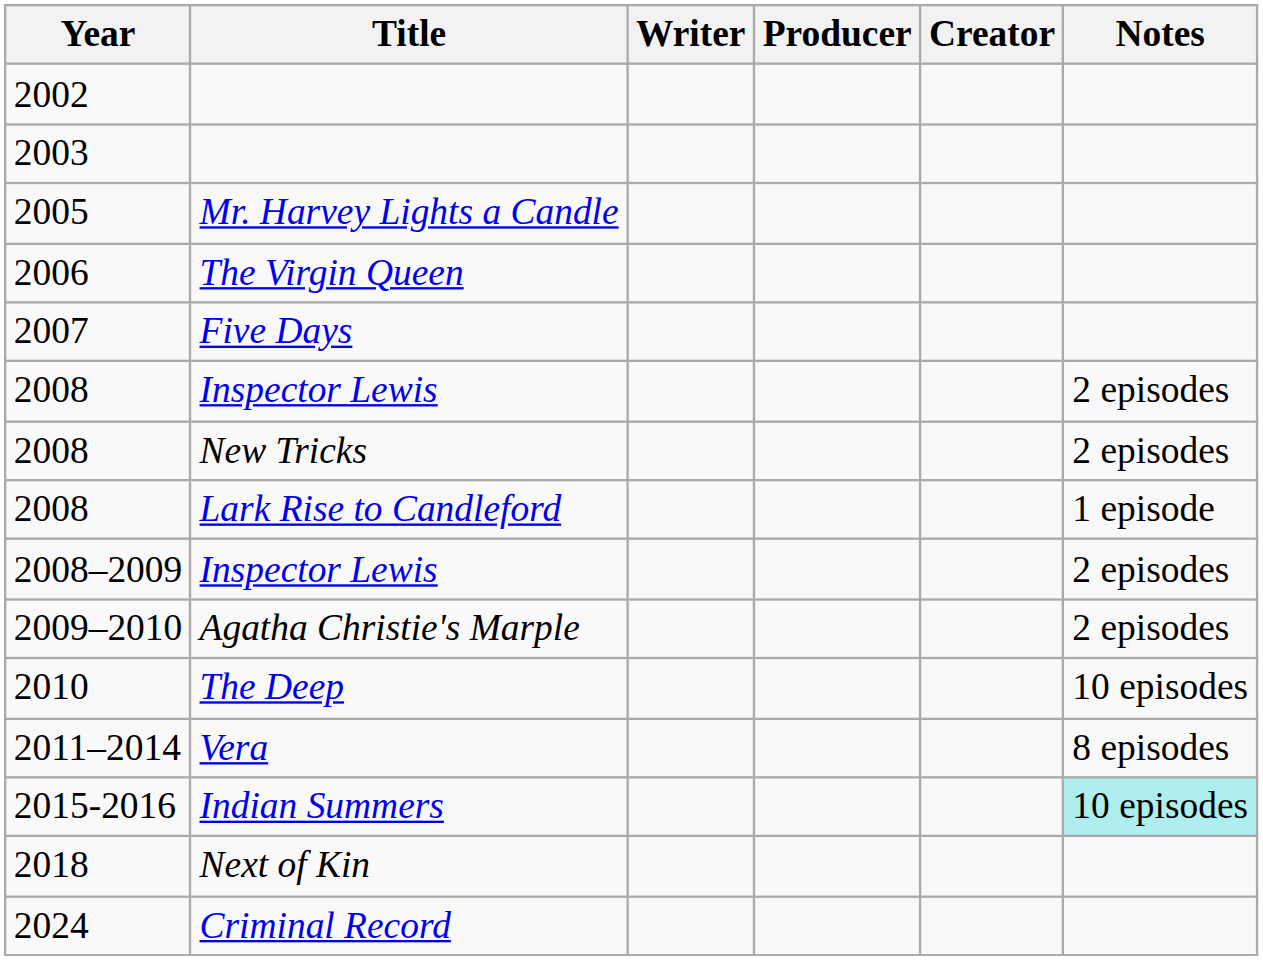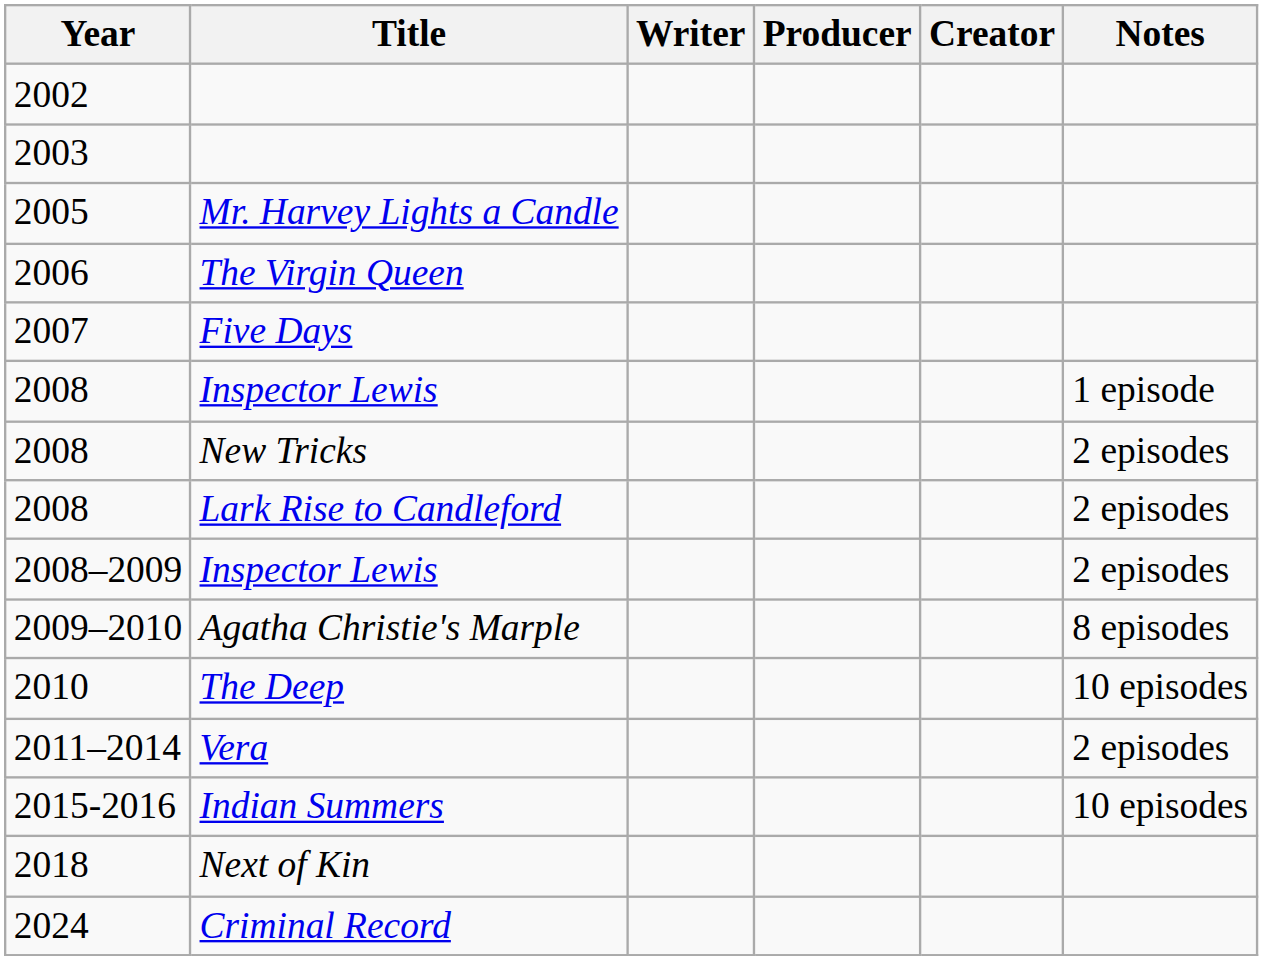(1151, 390) 2 episodes -> (1144, 390) 1 episode
(1144, 509) 1 episode -> (1151, 509) 2 episodes
(1151, 627) 2 episodes -> (1151, 627) 8 episodes
(1151, 746) 8 episodes -> (1151, 746) 2 episodes
(1160, 806) paleturquoise background -> (1160, 806) no background
